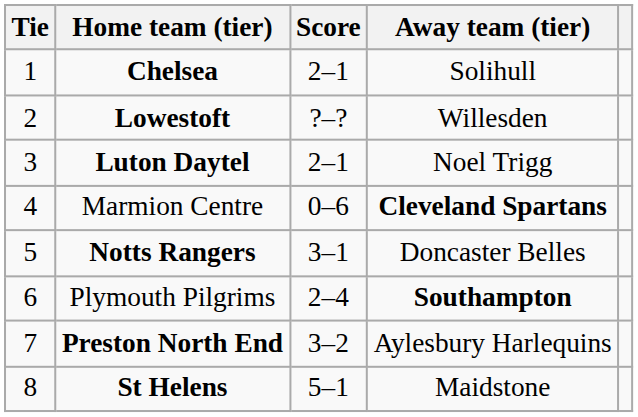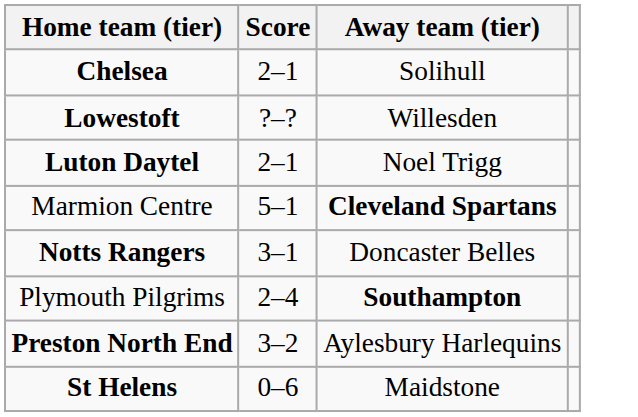- column: (30, 26)
(328, 207) 0–6 -> (278, 207) 5–1
(328, 387) 5–1 -> (278, 387) 0–6
